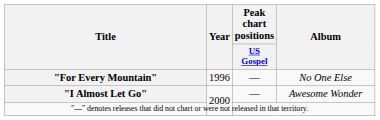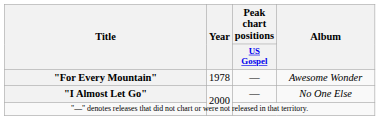(220, 77) 1996 -> (220, 77) 1978
(326, 77) No One Else -> (326, 77) Awesome Wonder
(326, 94) Awesome Wonder -> (326, 94) No One Else
